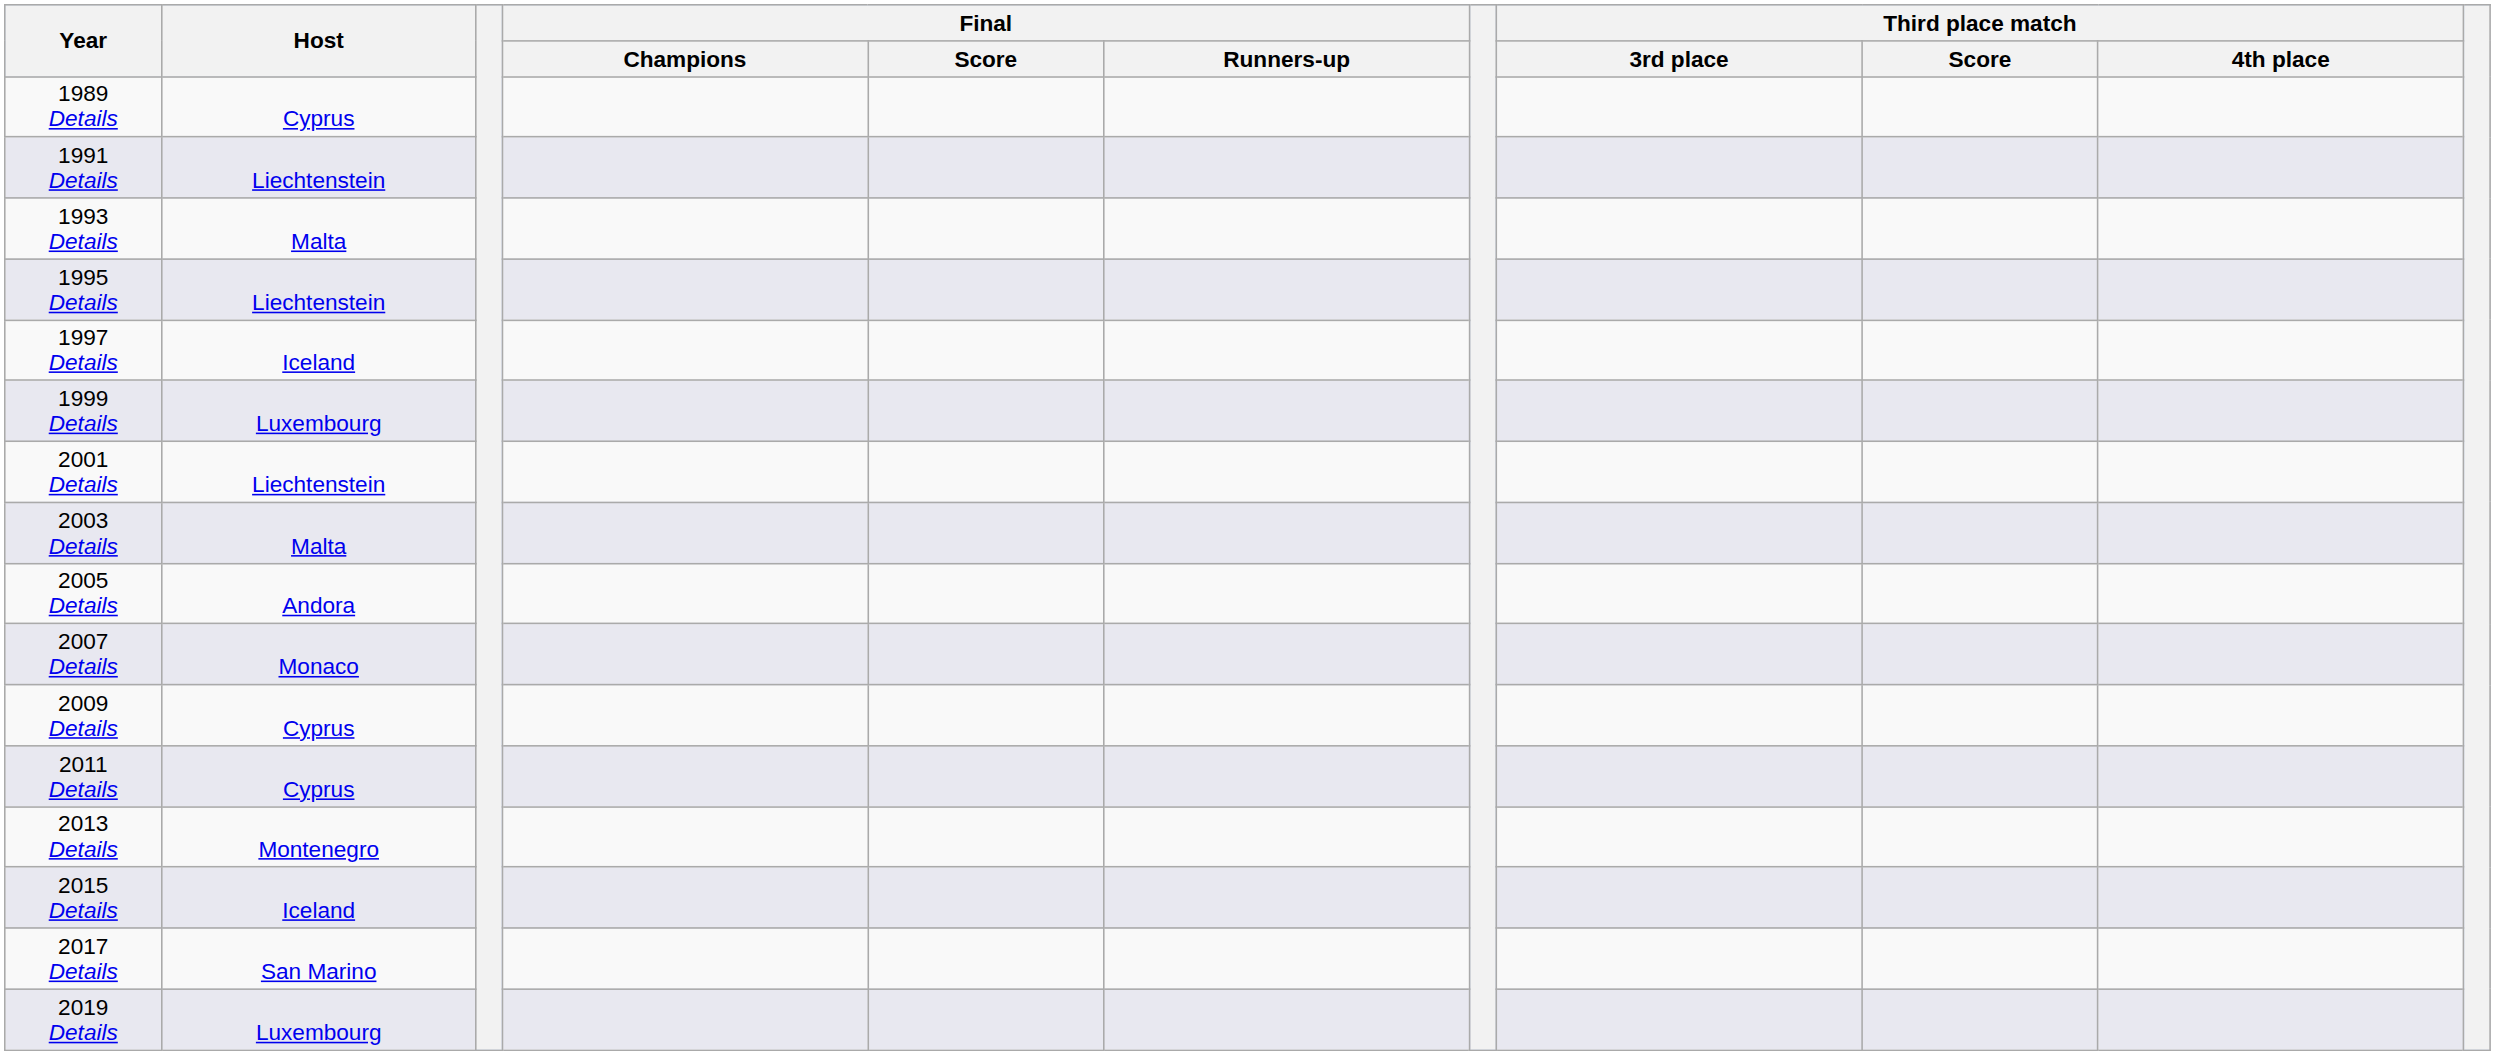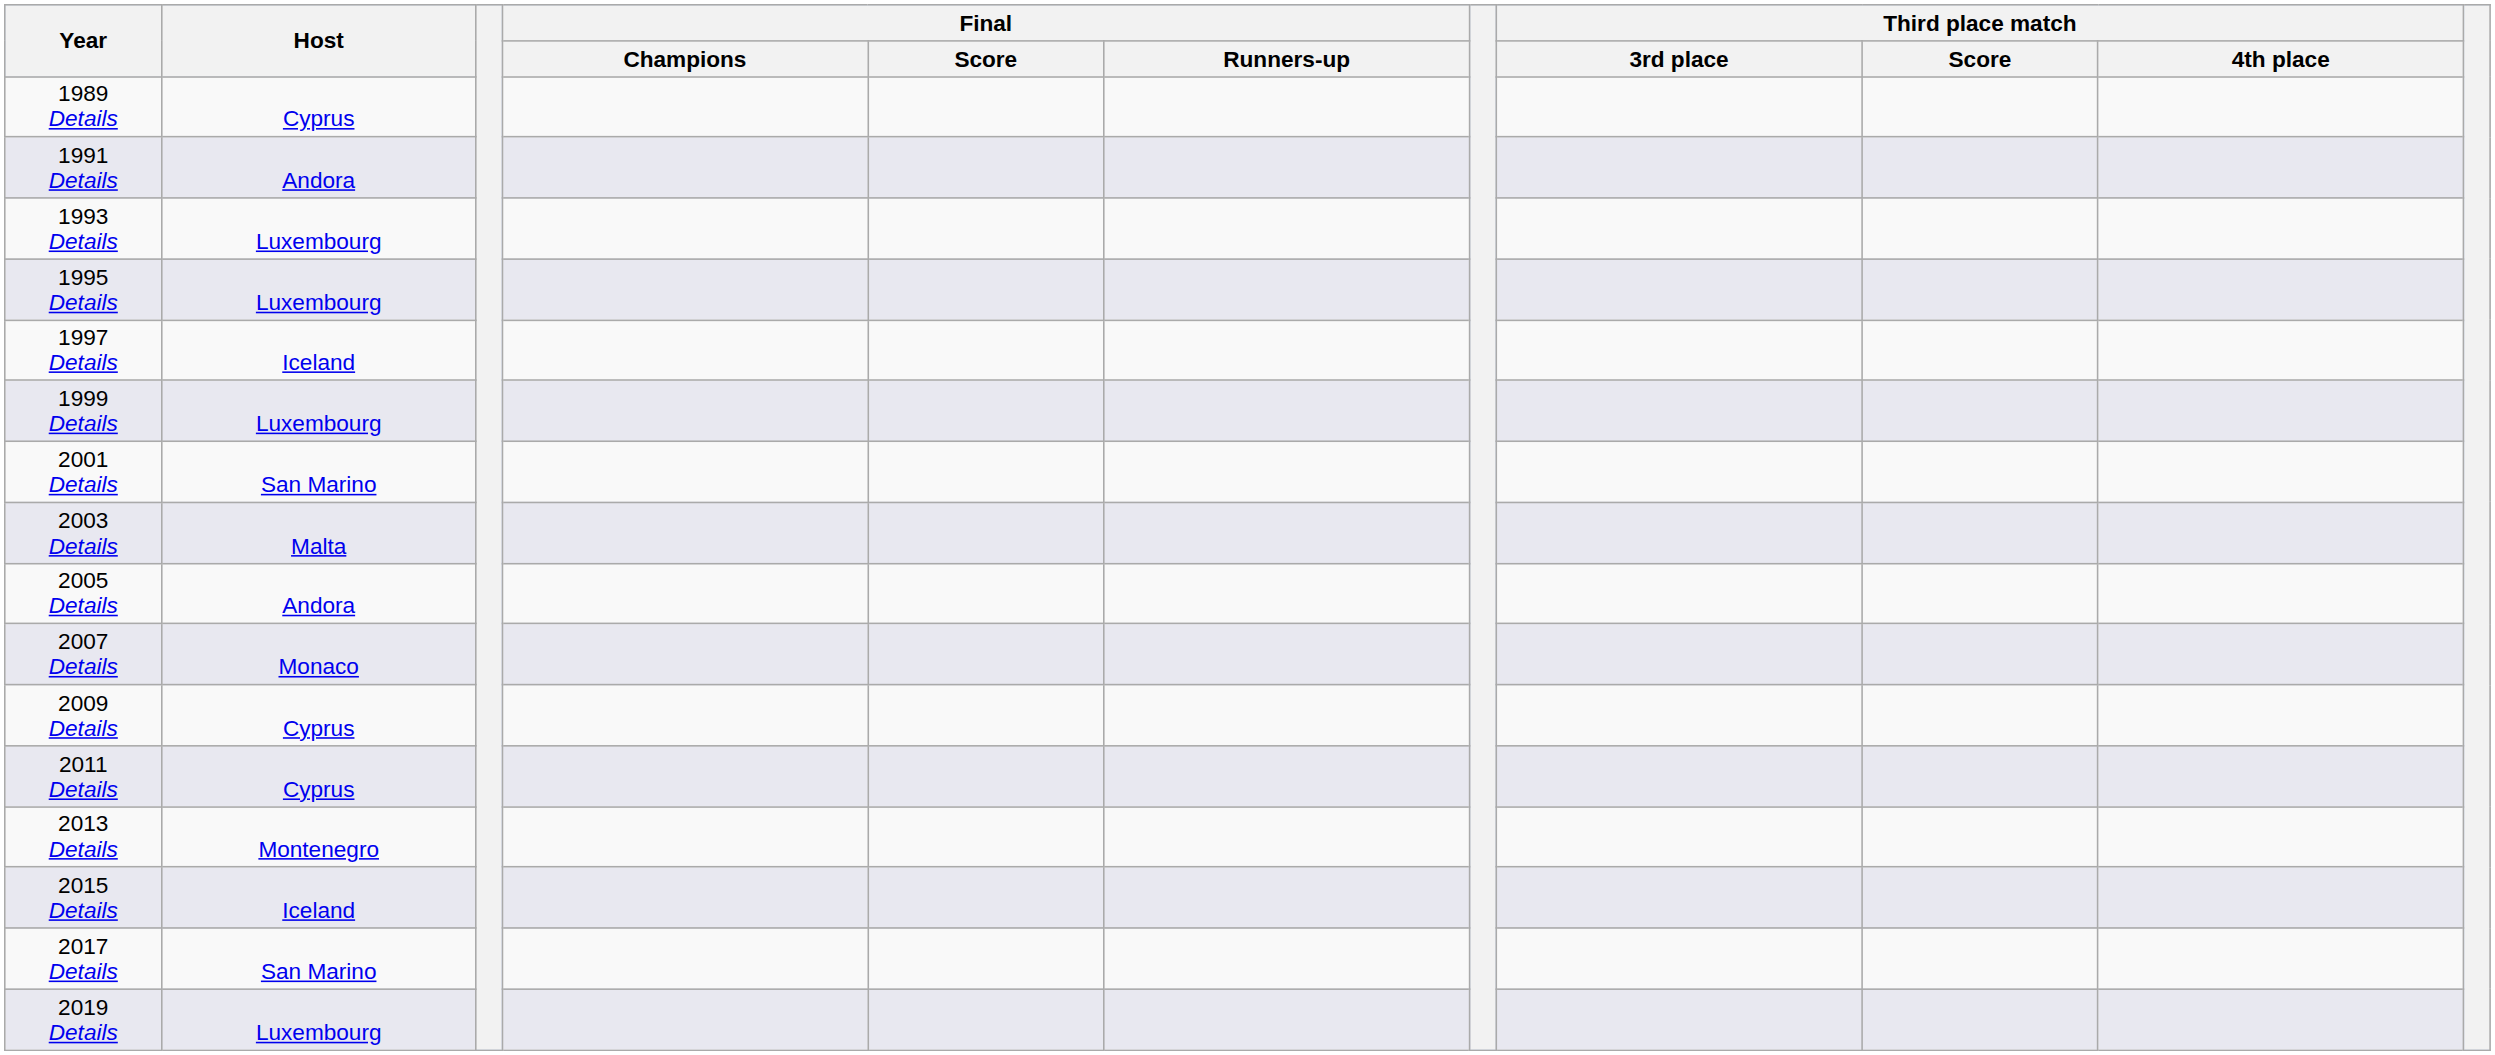(319, 180) Liechtenstein -> (319, 180) Andora
(319, 241) Malta -> (319, 241) Luxembourg
(319, 302) Liechtenstein -> (319, 302) Luxembourg
(319, 485) Liechtenstein -> (319, 485) San Marino
